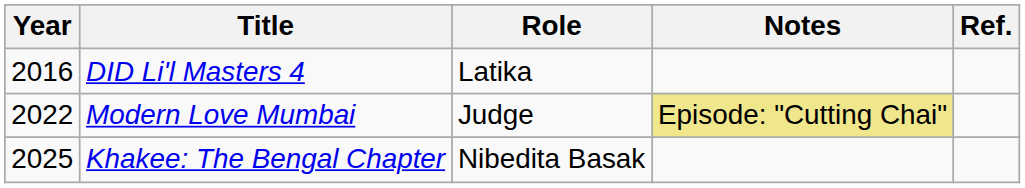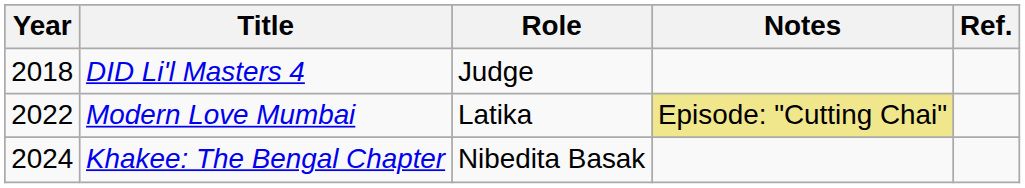(42, 70) 2016 -> (42, 70) 2018
(495, 70) Latika -> (496, 70) Judge
(496, 114) Judge -> (495, 114) Latika
(42, 159) 2025 -> (42, 159) 2024
